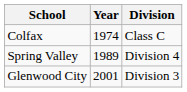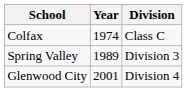(152, 55) Division 4 -> (152, 55) Division 3
(152, 76) Division 3 -> (152, 76) Division 4
